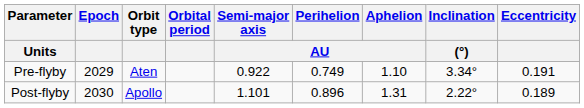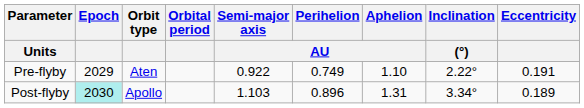(462, 72) 3.34° -> (462, 72) 2.22°
(99, 93) no background -> (99, 93) paleturquoise background
(253, 93) 1.101 -> (253, 93) 1.103
(462, 93) 2.22° -> (462, 93) 3.34°
